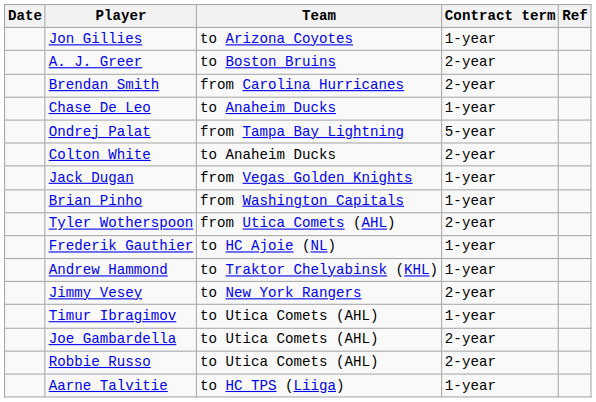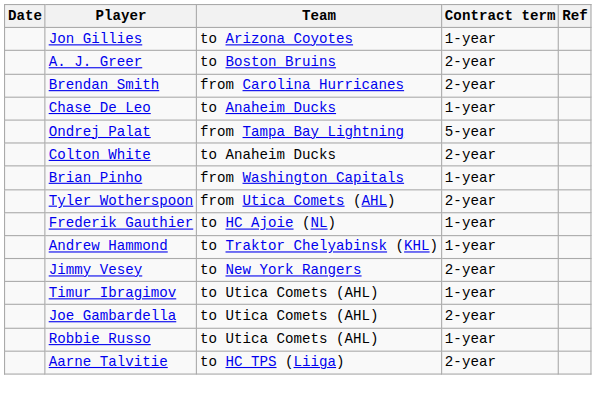- row: (91, 178)
(470, 363) 2-year -> (470, 339) 1-year
(470, 386) 1-year -> (470, 363) 2-year
